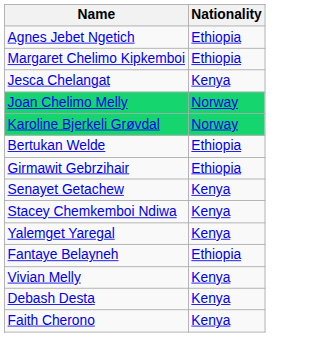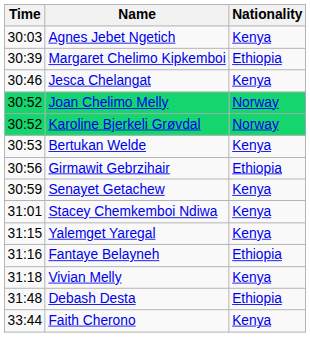+ column: (25, 15)
(216, 37) Ethiopia -> (252, 37) Kenya
(216, 146) Ethiopia -> (252, 146) Kenya
(211, 299) Kenya -> (257, 299) Ethiopia
